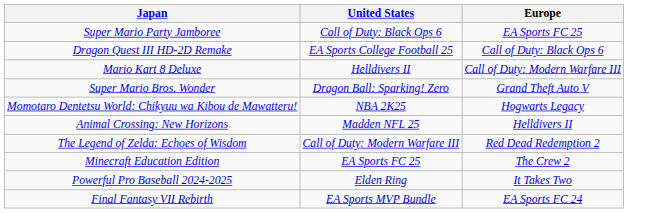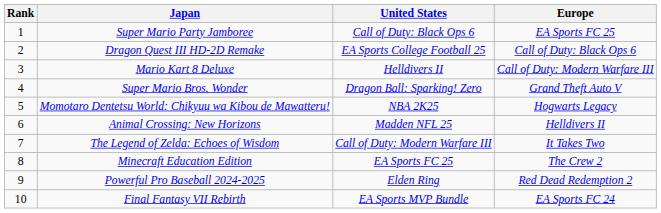+ column: (21, 13)
(543, 143) Red Dead Redemption 2 -> (575, 143) It Takes Two
(543, 180) It Takes Two -> (575, 180) Red Dead Redemption 2
